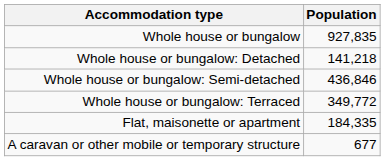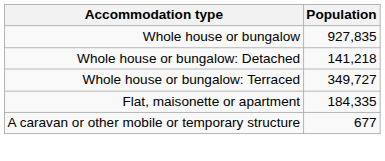- row: (172, 79)
(352, 101) 349,772 -> (352, 79) 349,727
